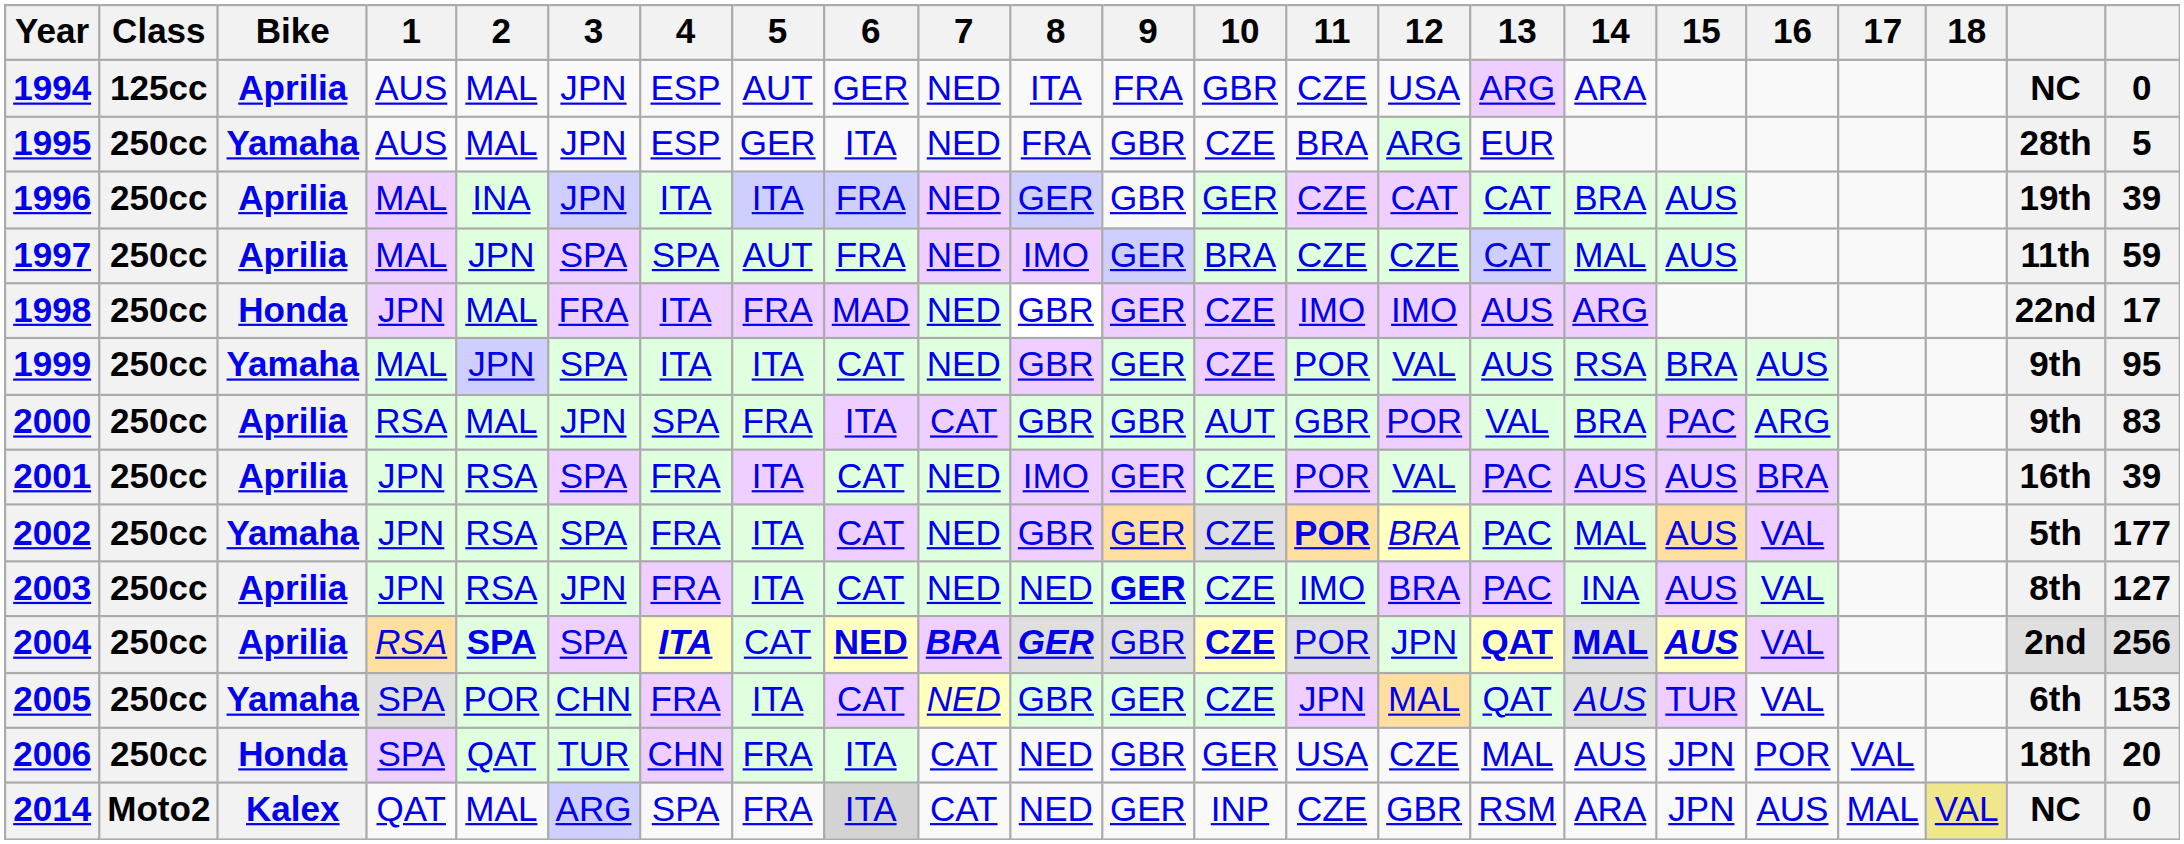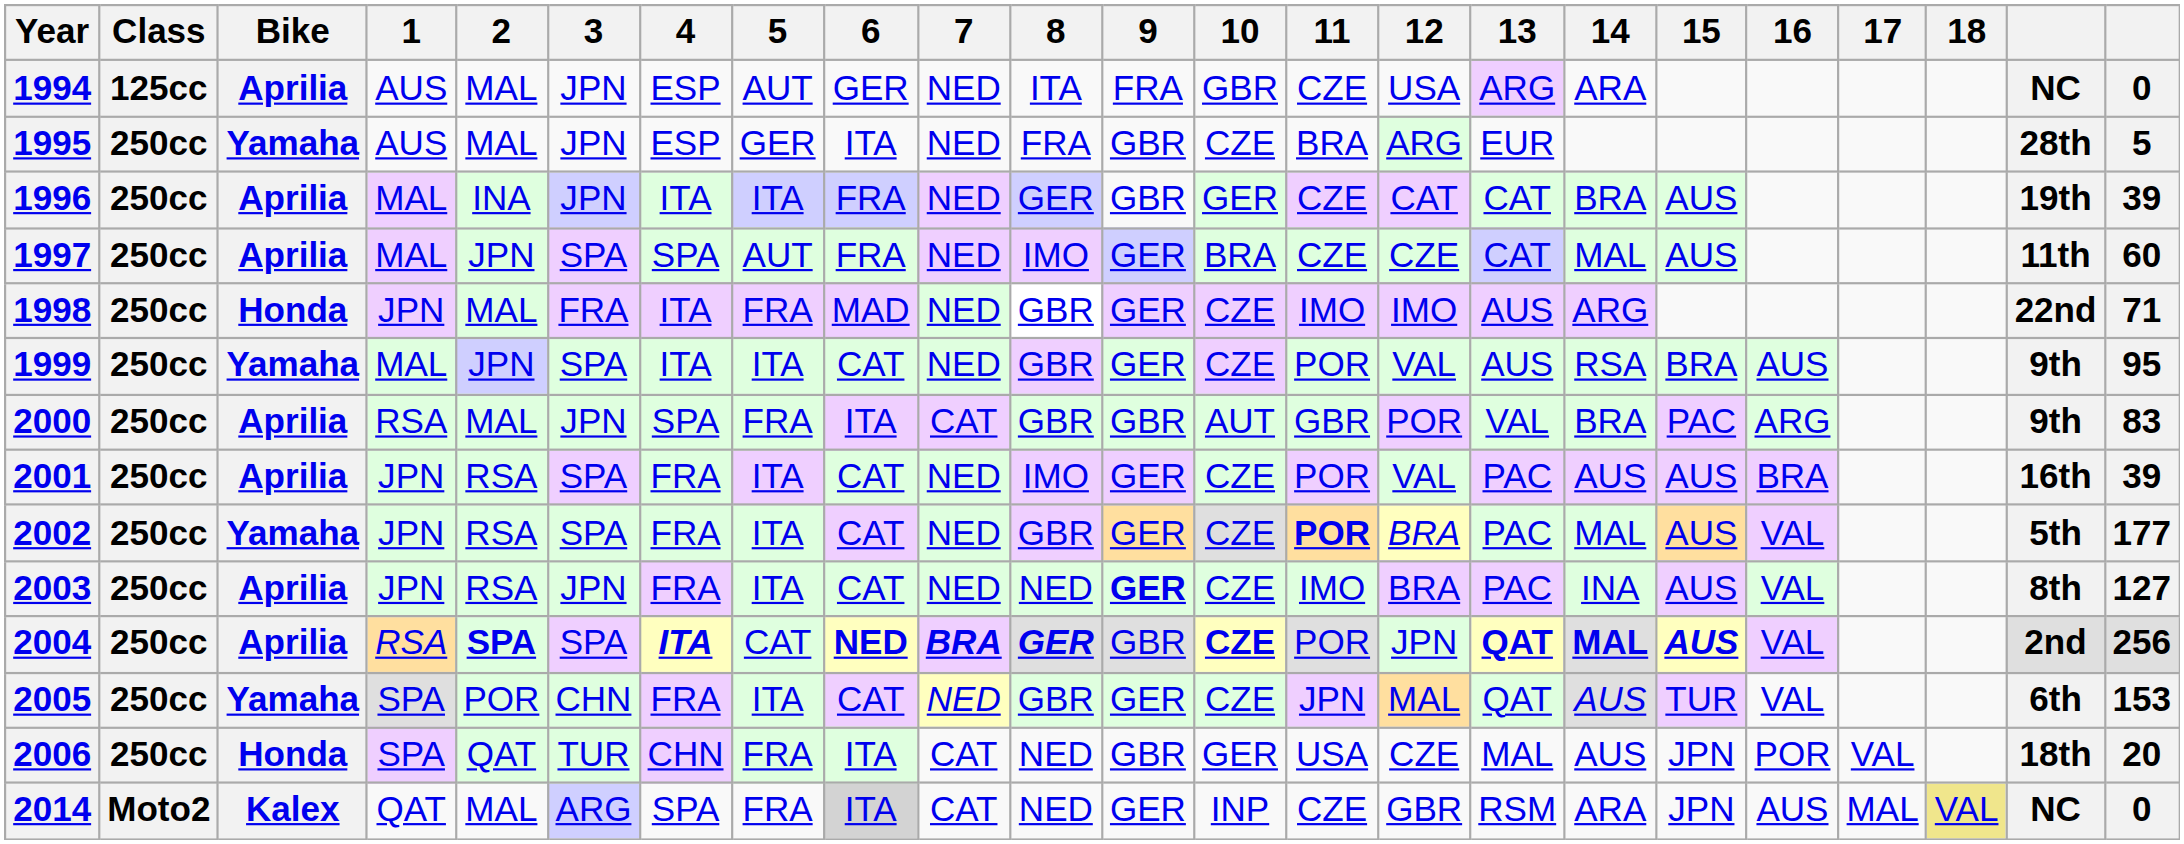(2142, 254) 59 -> (2142, 254) 60
(2142, 310) 17 -> (2142, 310) 71
